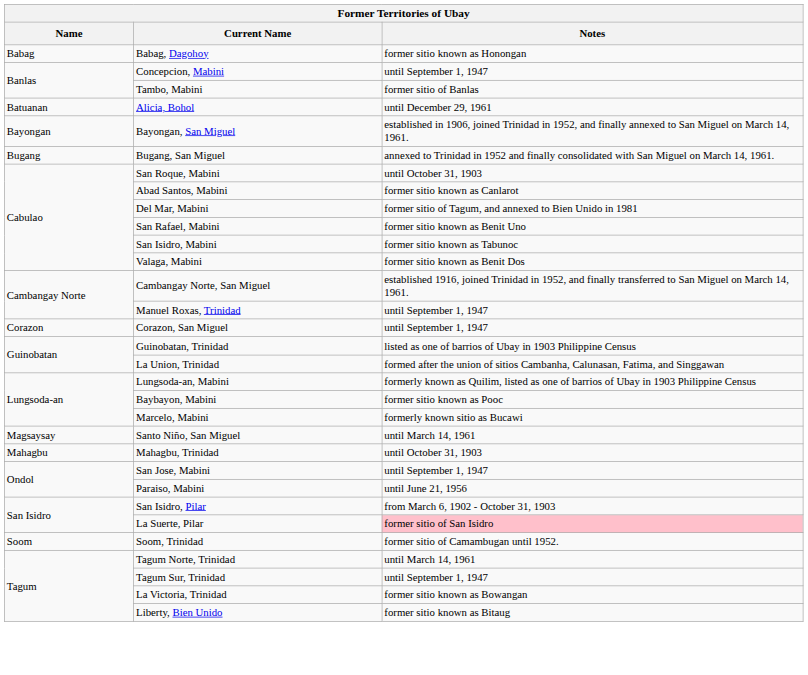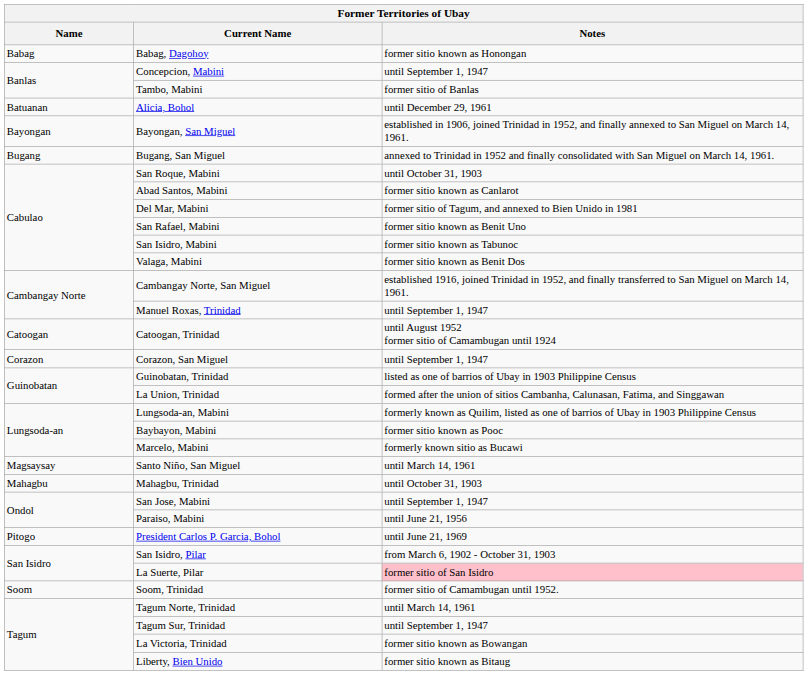+ row: (178, 334)
+ row: (208, 536)
